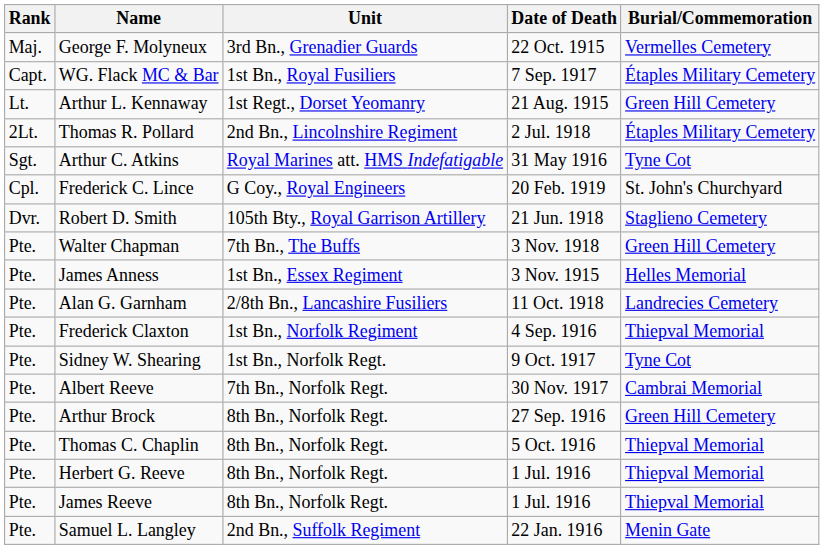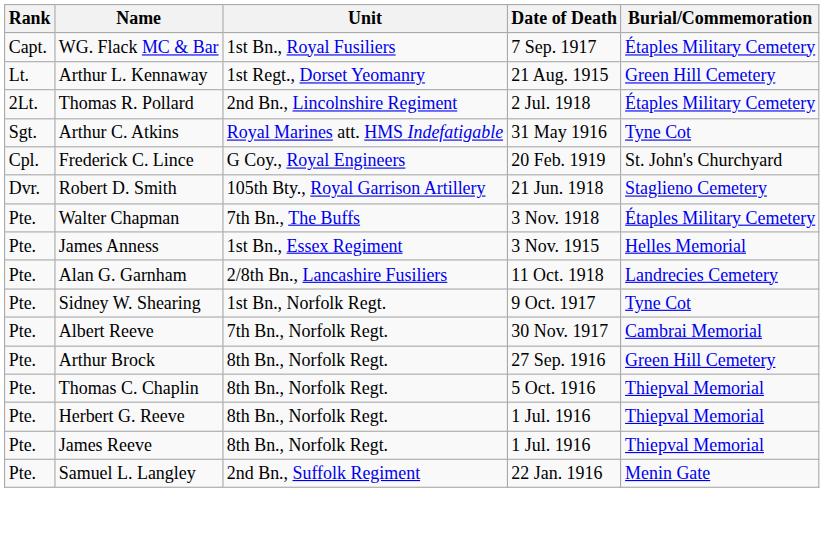- row: (133, 47)
(700, 246) Green Hill Cemetery -> (720, 217) Étaples Military Cemetery
- row: (124, 331)
